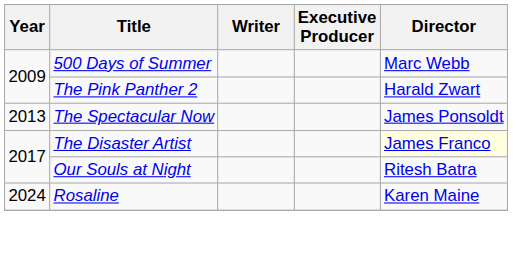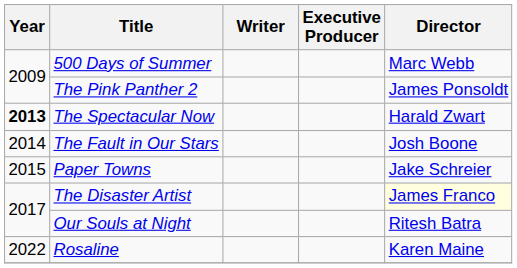(432, 90) Harald Zwart -> (448, 90) James Ponsoldt
(27, 116) normal -> (27, 116) bold
(444, 116) James Ponsoldt -> (437, 116) Harald Zwart
+ row: (136, 143)
+ row: (102, 169)
(27, 196) 2024 -> (27, 249) 2022
